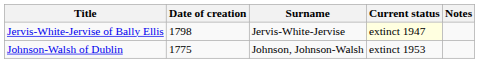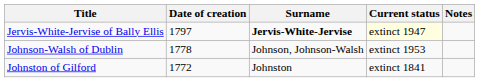(180, 31) 1798 -> (180, 31) 1797
(298, 31) normal -> (302, 31) bold
(180, 49) 1775 -> (180, 49) 1778
+ row: (51, 67)
